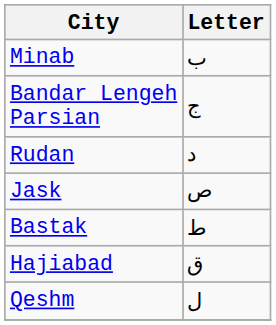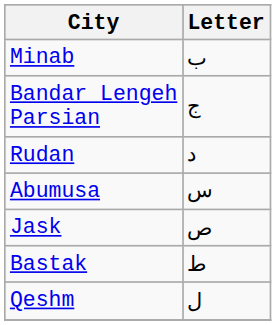+ row: (55, 191)
- row: (61, 264)
